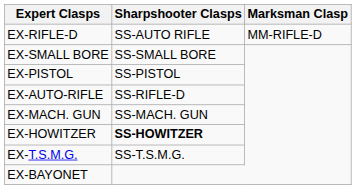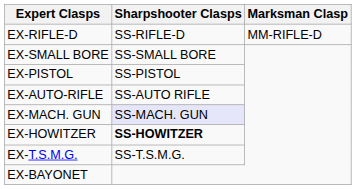(162, 34) SS-AUTO RIFLE -> (150, 34) SS-RIFLE-D
(150, 94) SS-RIFLE-D -> (162, 94) SS-AUTO RIFLE
(161, 114) no background -> (161, 114) lavender background
